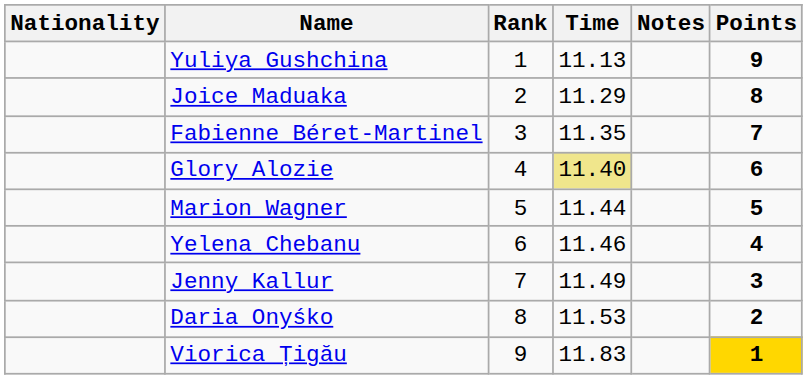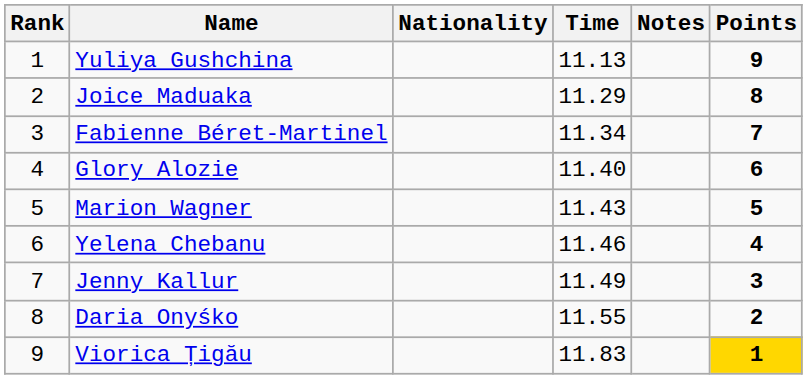columns swapped: (521, 23) <-> (85, 23)
(592, 134) 11.35 -> (592, 134) 11.34
(592, 171) khaki background -> (592, 171) no background
(592, 208) 11.44 -> (592, 208) 11.43
(592, 318) 11.53 -> (592, 318) 11.55
